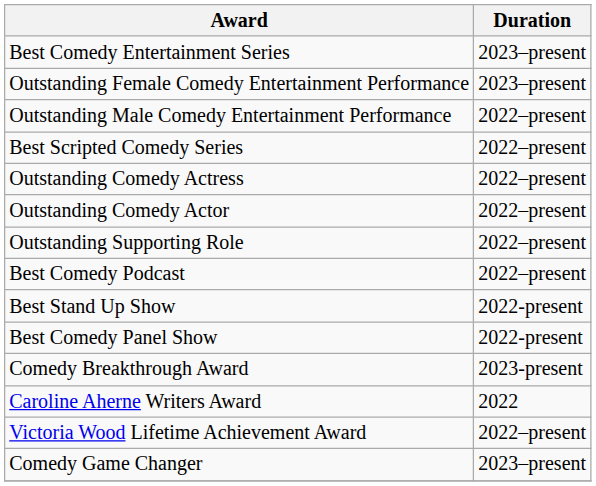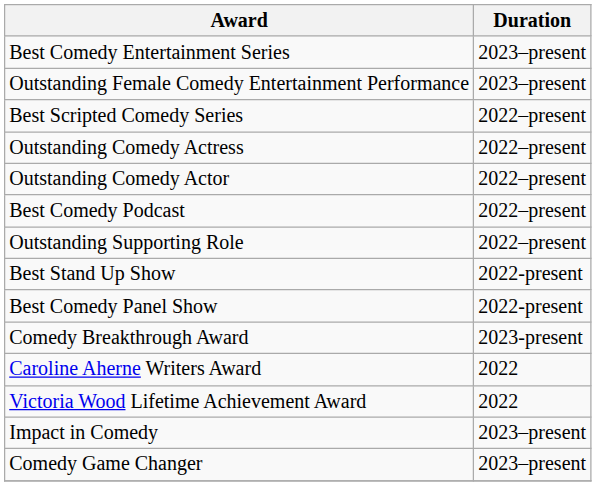- row: (230, 115)
rows swapped: (126, 242) <-> (97, 274)
(532, 432) 2022–present -> (498, 400) 2022
+ row: (84, 432)
